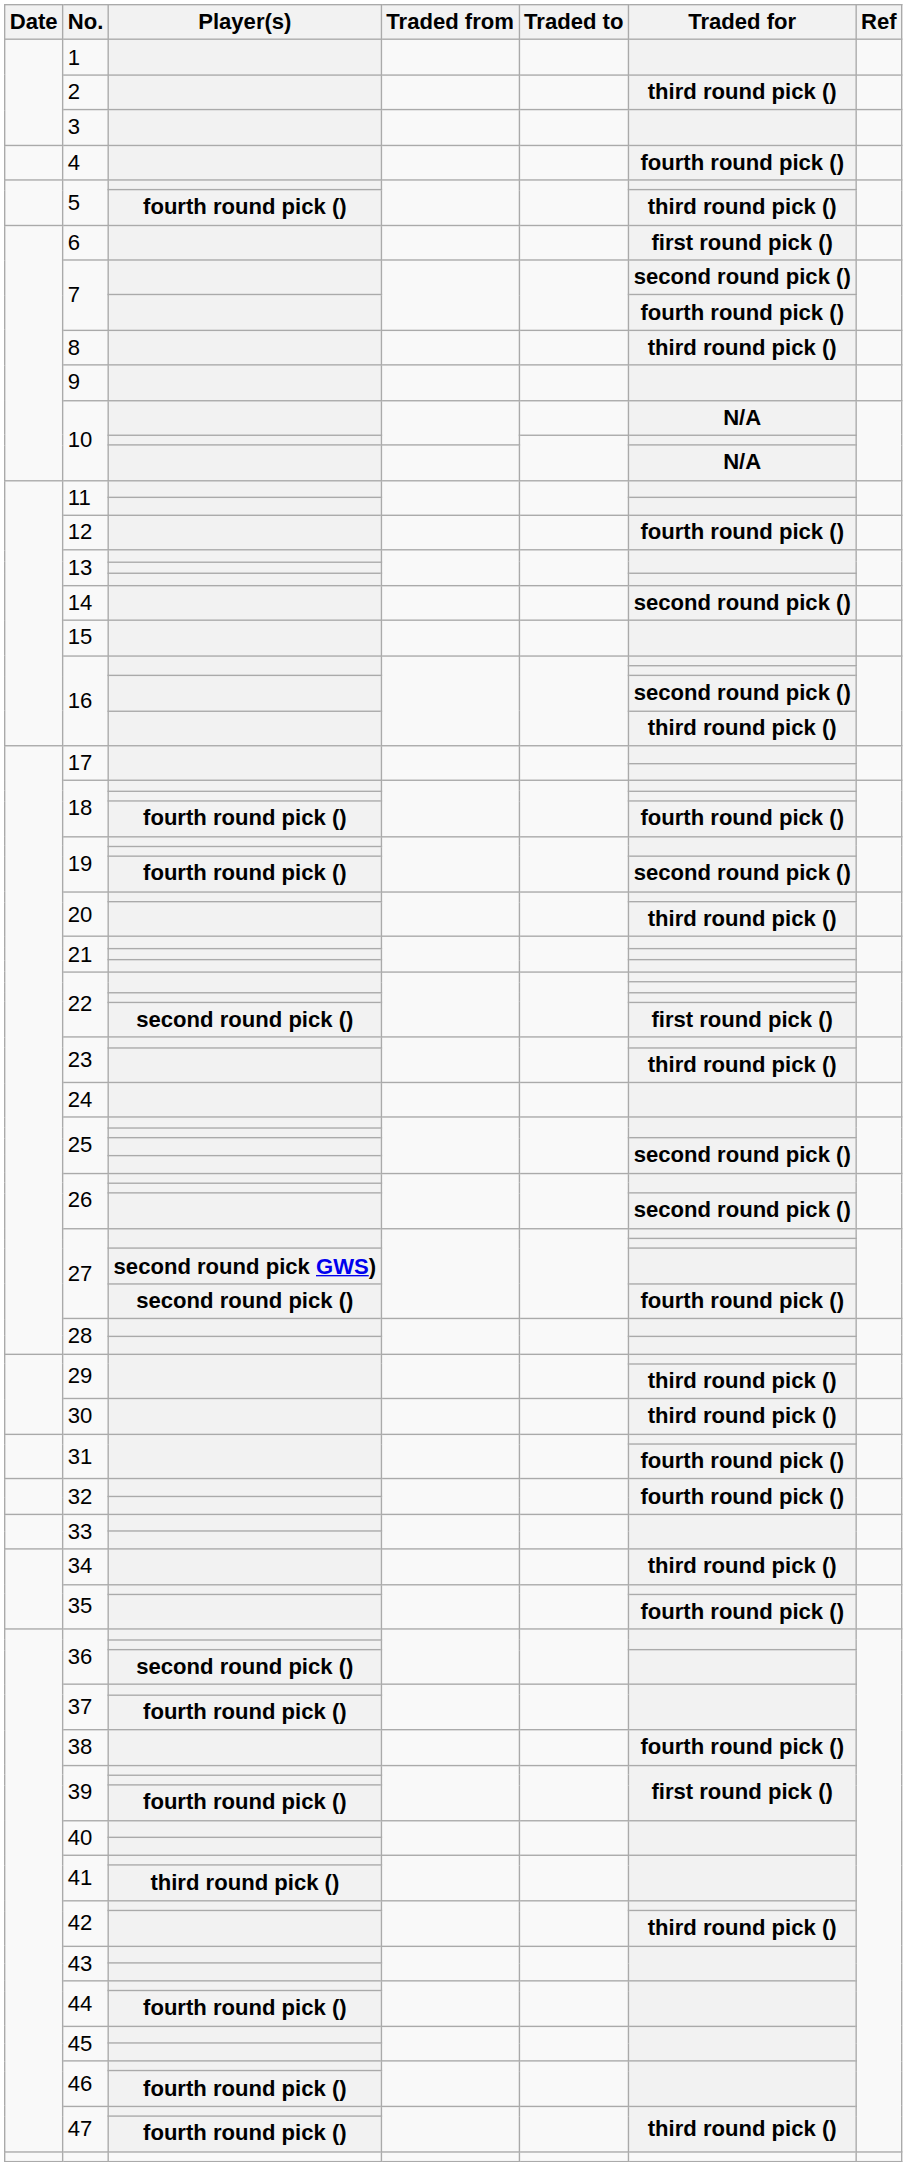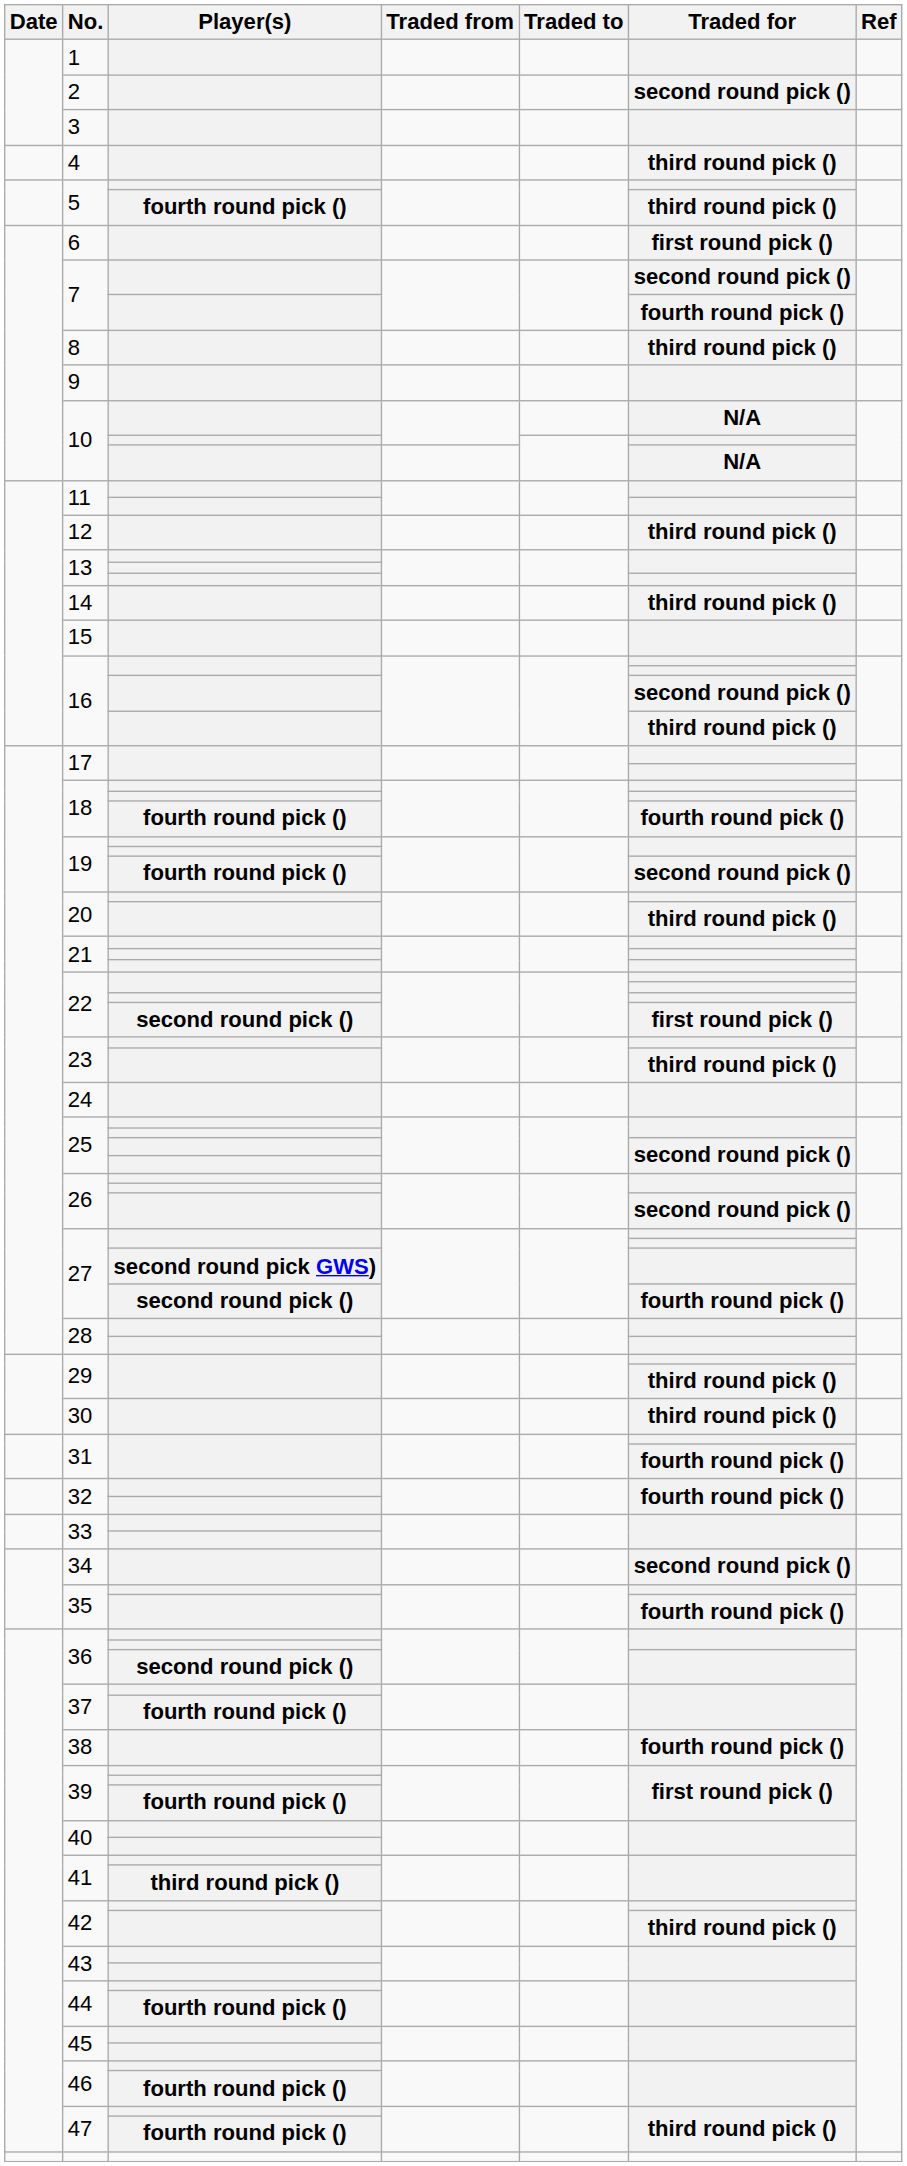(742, 92) third round pick () -> (742, 92) second round pick ()
(742, 162) fourth round pick () -> (742, 162) third round pick ()
(742, 532) fourth round pick () -> (742, 532) third round pick ()
(742, 602) second round pick () -> (742, 602) third round pick ()
(742, 1566) third round pick () -> (742, 1566) second round pick ()
